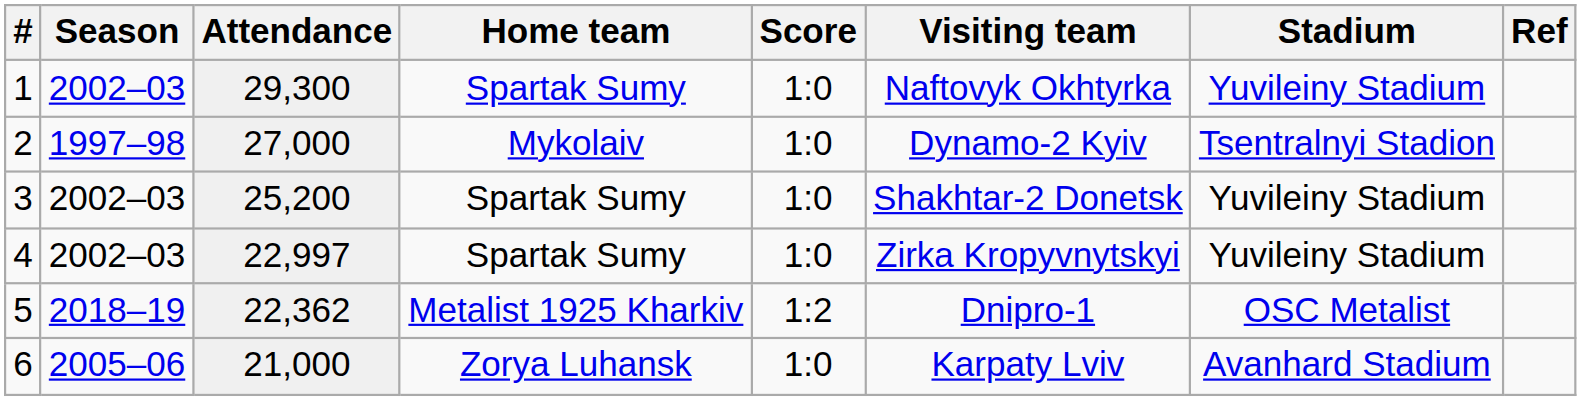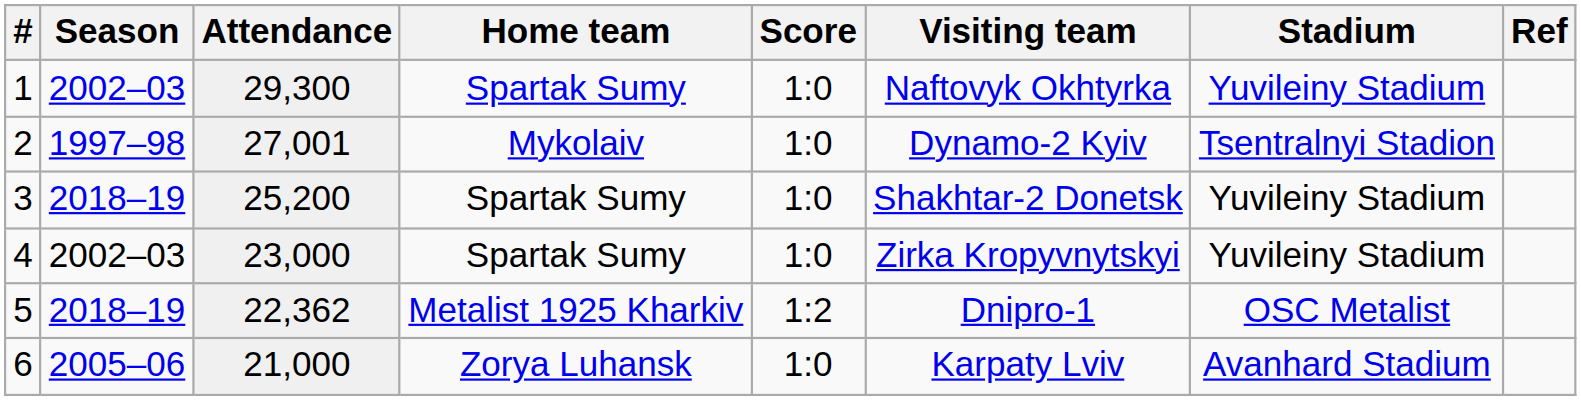(297, 143) 27,000 -> (297, 143) 27,001
(117, 198) 2002–03 -> (117, 198) 2018–19
(297, 254) 22,997 -> (297, 254) 23,000
